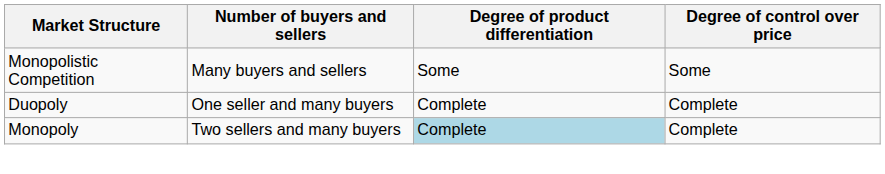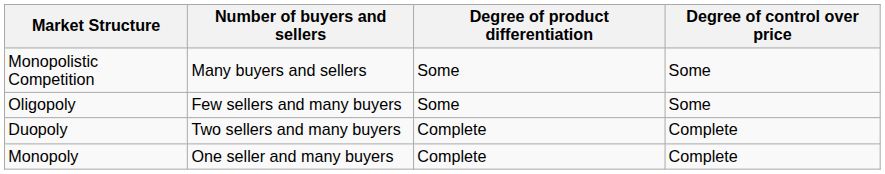+ row: (42, 104)
(292, 104) One seller and many buyers -> (296, 130) Two sellers and many buyers
(296, 130) Two sellers and many buyers -> (292, 156) One seller and many buyers
(452, 130) lightblue background -> (452, 156) no background
